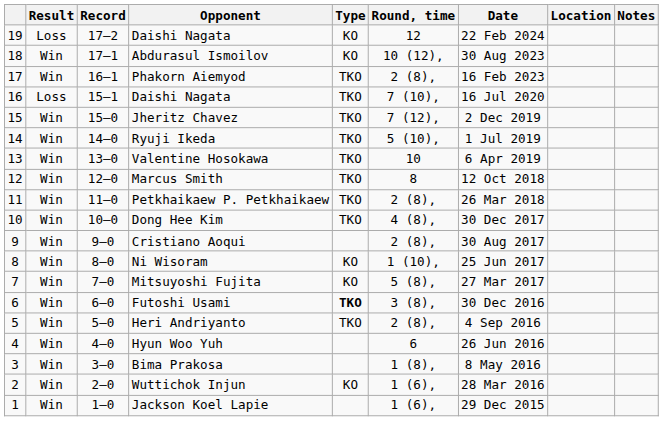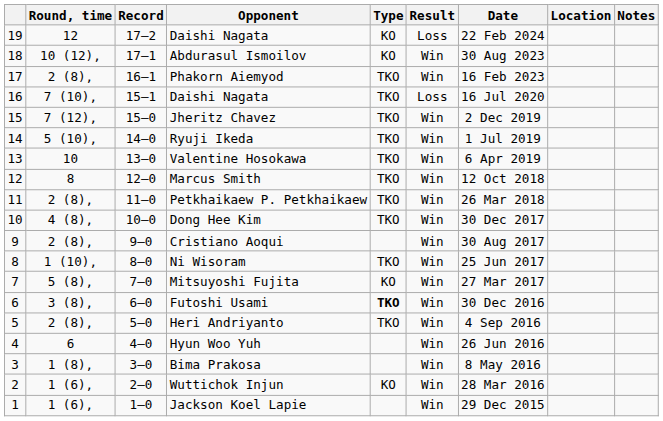columns swapped: (51, 15) <-> (413, 15)
(350, 261) KO -> (388, 261) TKO
